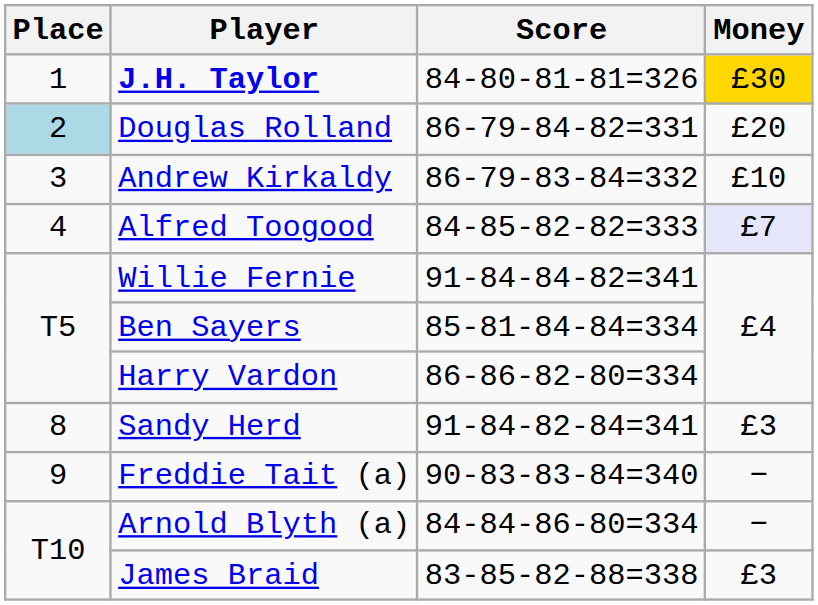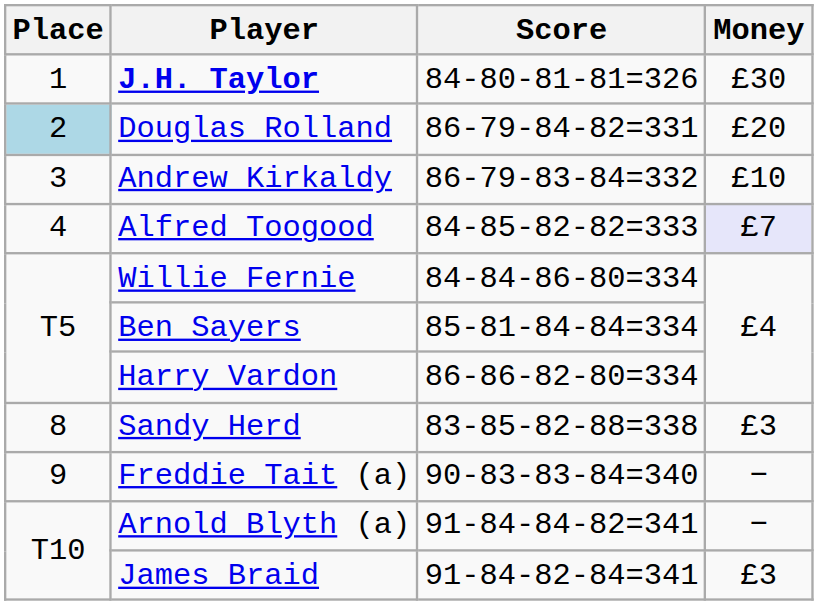(759, 80) gold background -> (759, 80) no background
(562, 278) 91-84-84-82=341 -> (562, 278) 84-84-86-80=334
(562, 427) 91-84-82-84=341 -> (562, 427) 83-85-82-88=338
(562, 526) 84-84-86-80=334 -> (562, 526) 91-84-84-82=341
(562, 575) 83-85-82-88=338 -> (562, 575) 91-84-82-84=341
